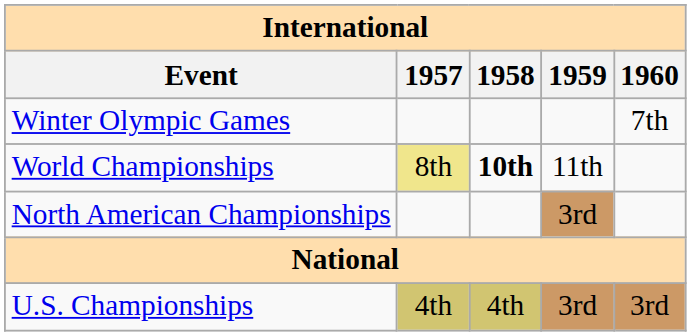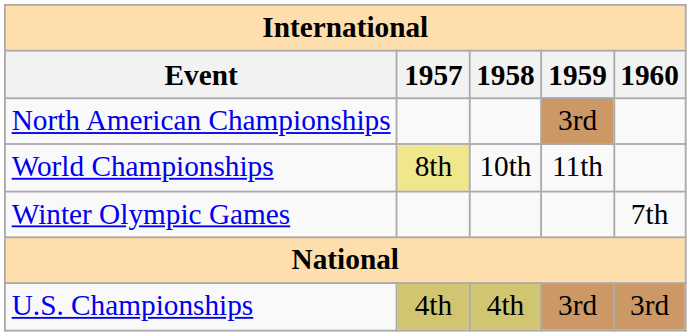rows swapped: (151, 120) <-> (201, 213)
(505, 167) bold -> (505, 167) normal
